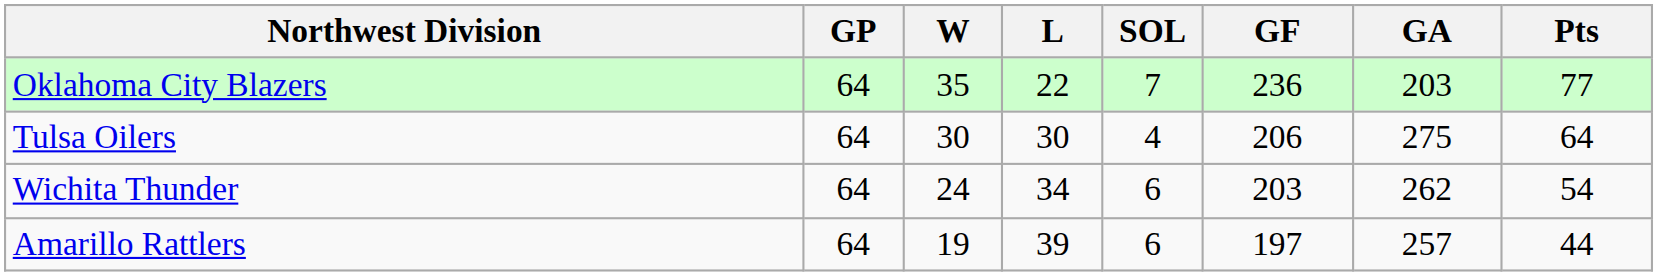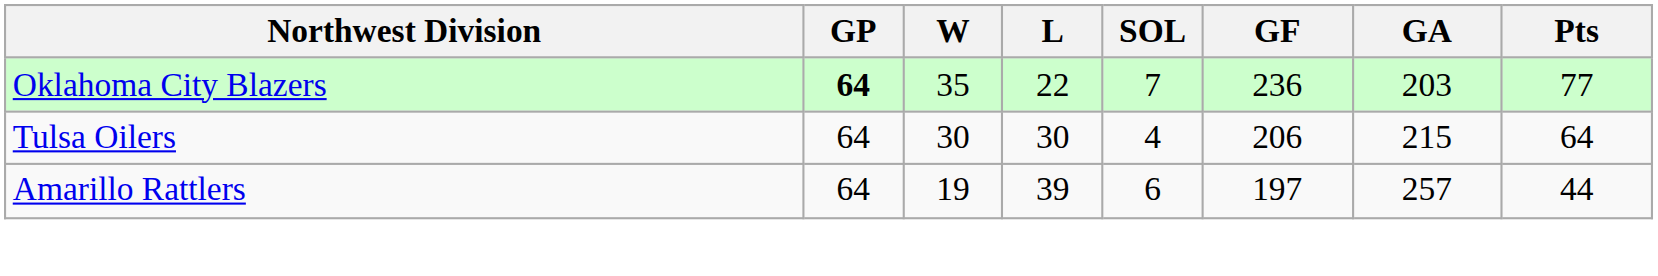(853, 84) normal -> (853, 84) bold
(1427, 137) 275 -> (1427, 137) 215
- row: (126, 190)
